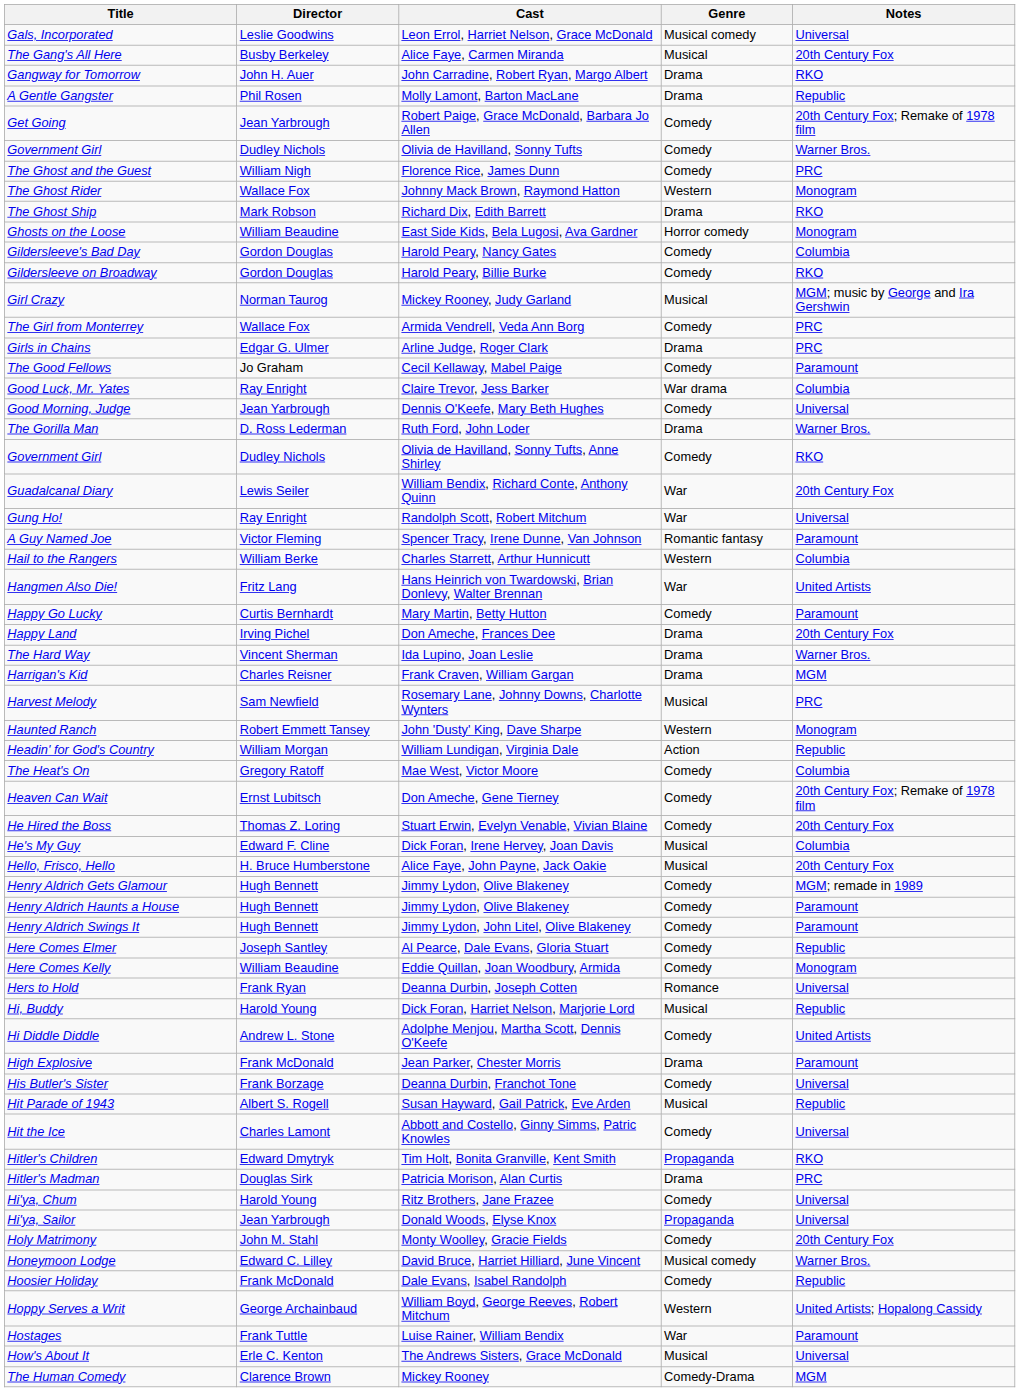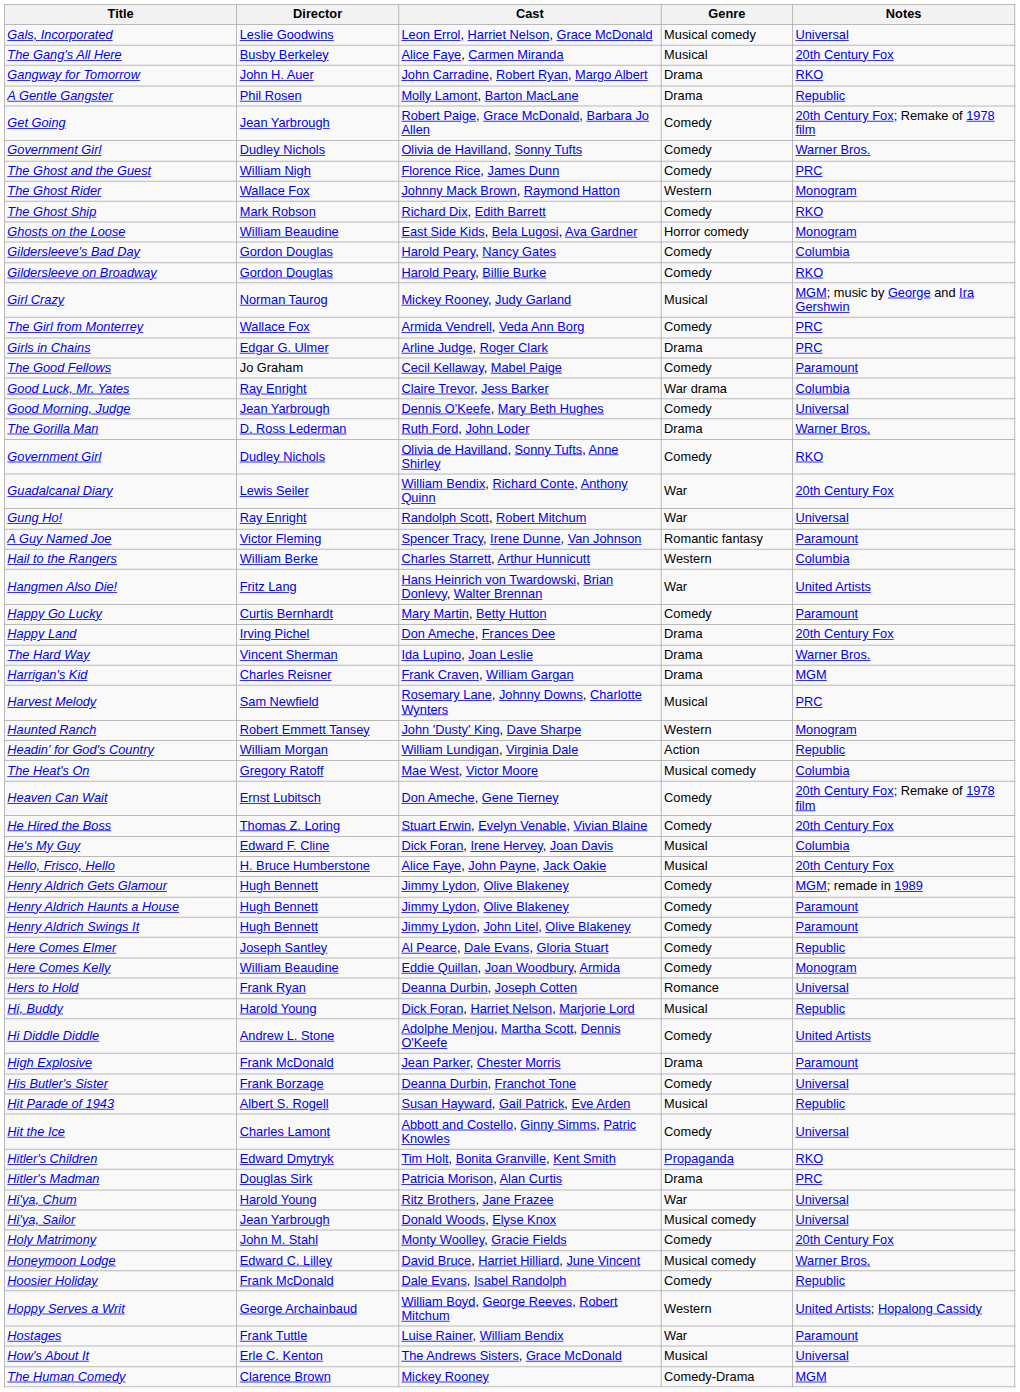(683, 211) Drama -> (688, 211) Comedy
(688, 770) Comedy -> (710, 770) Musical comedy
(688, 1199) Comedy -> (676, 1199) War
(699, 1220) Propaganda -> (710, 1220) Musical comedy
